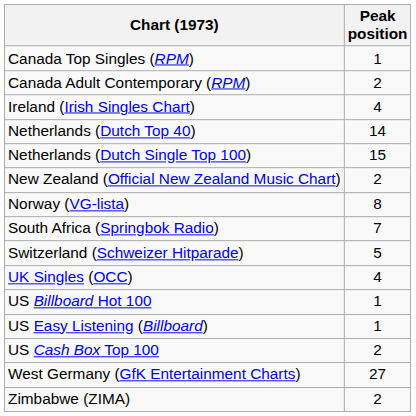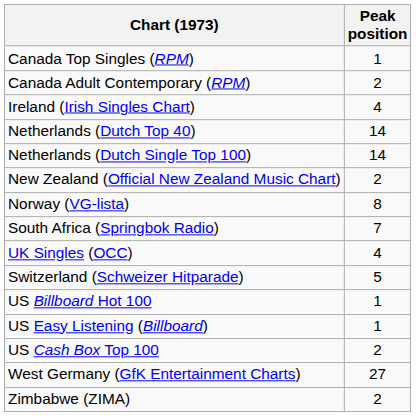(378, 155) 15 -> (378, 155) 14
rows swapped: (126, 253) <-> (70, 277)
